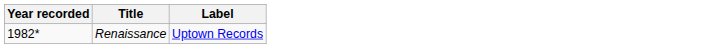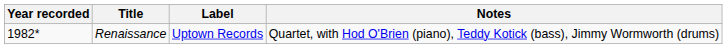+ column: (494, 14)
